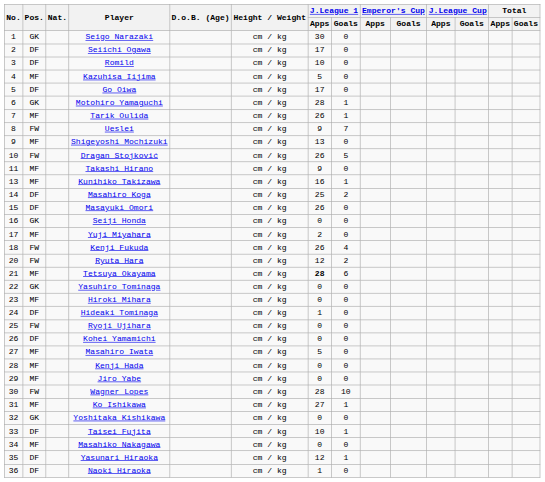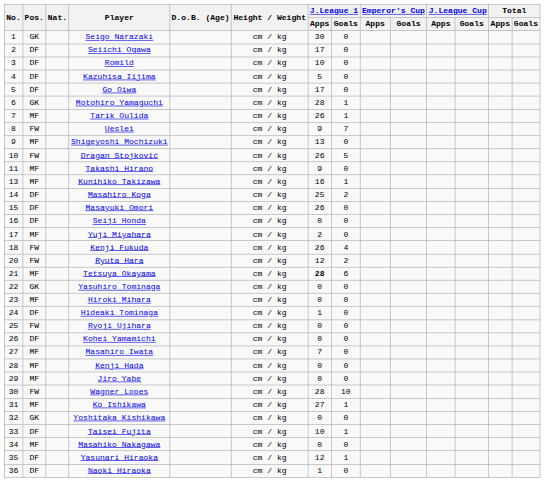(34, 77) MF -> (34, 77) DF
(34, 221) GK -> (34, 221) DF
(320, 352) 5 -> (320, 352) 7
